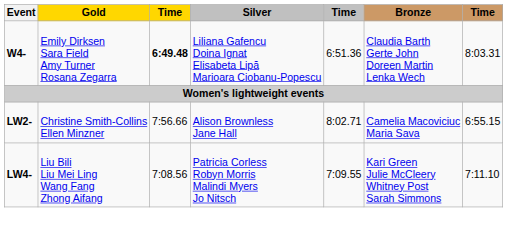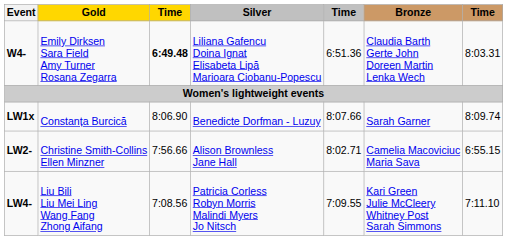+ row: (21, 116)
